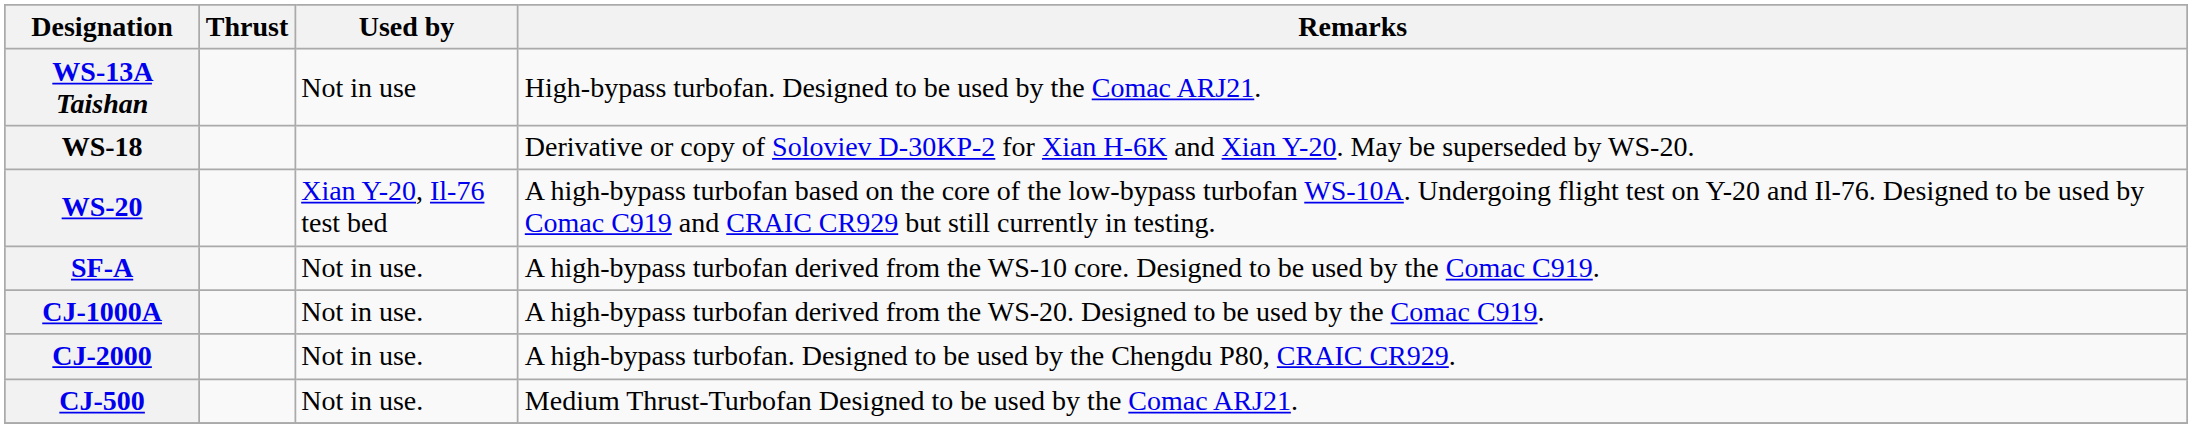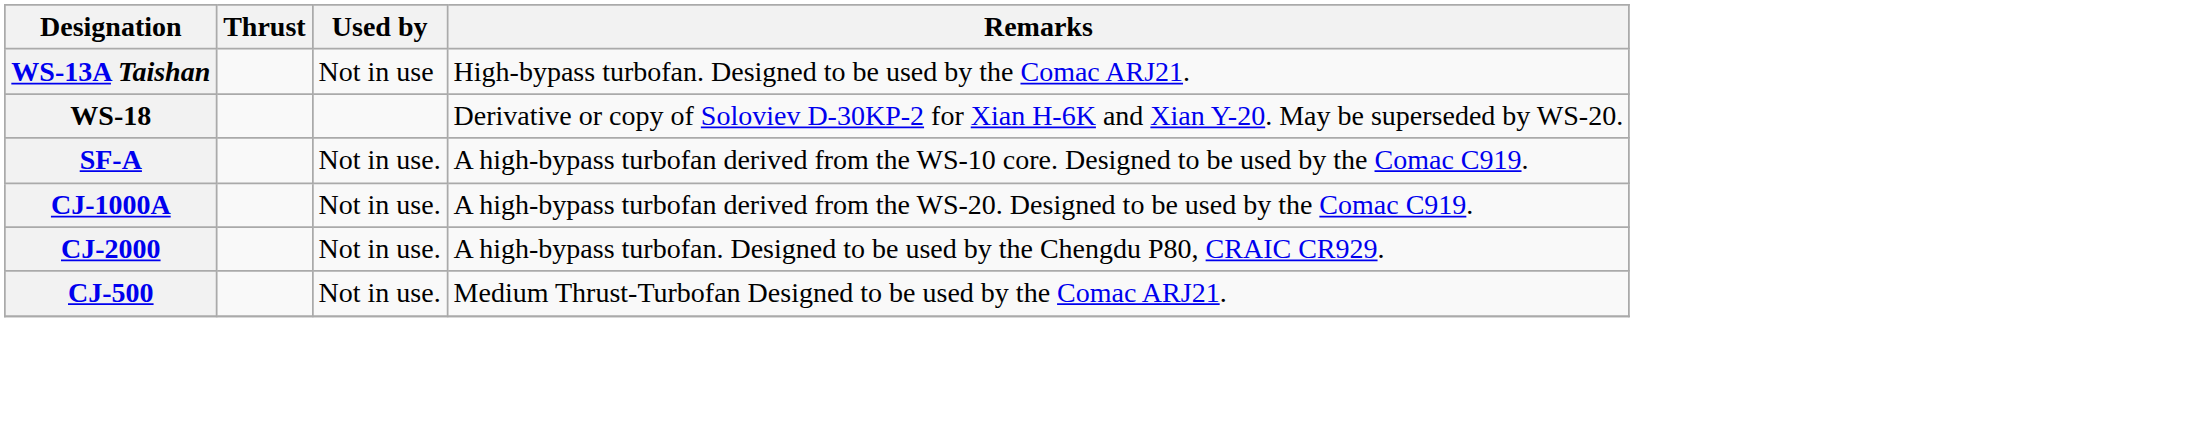- row: (102, 207)
